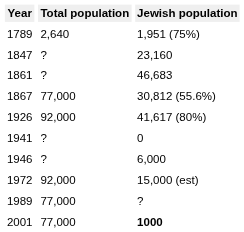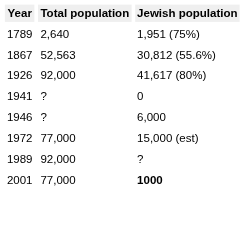- row: (20, 55)
- row: (20, 76)
(58, 96) 77,000 -> (58, 55) 52,563
(58, 180) 92,000 -> (58, 138) 77,000
(58, 201) 77,000 -> (58, 159) 92,000
